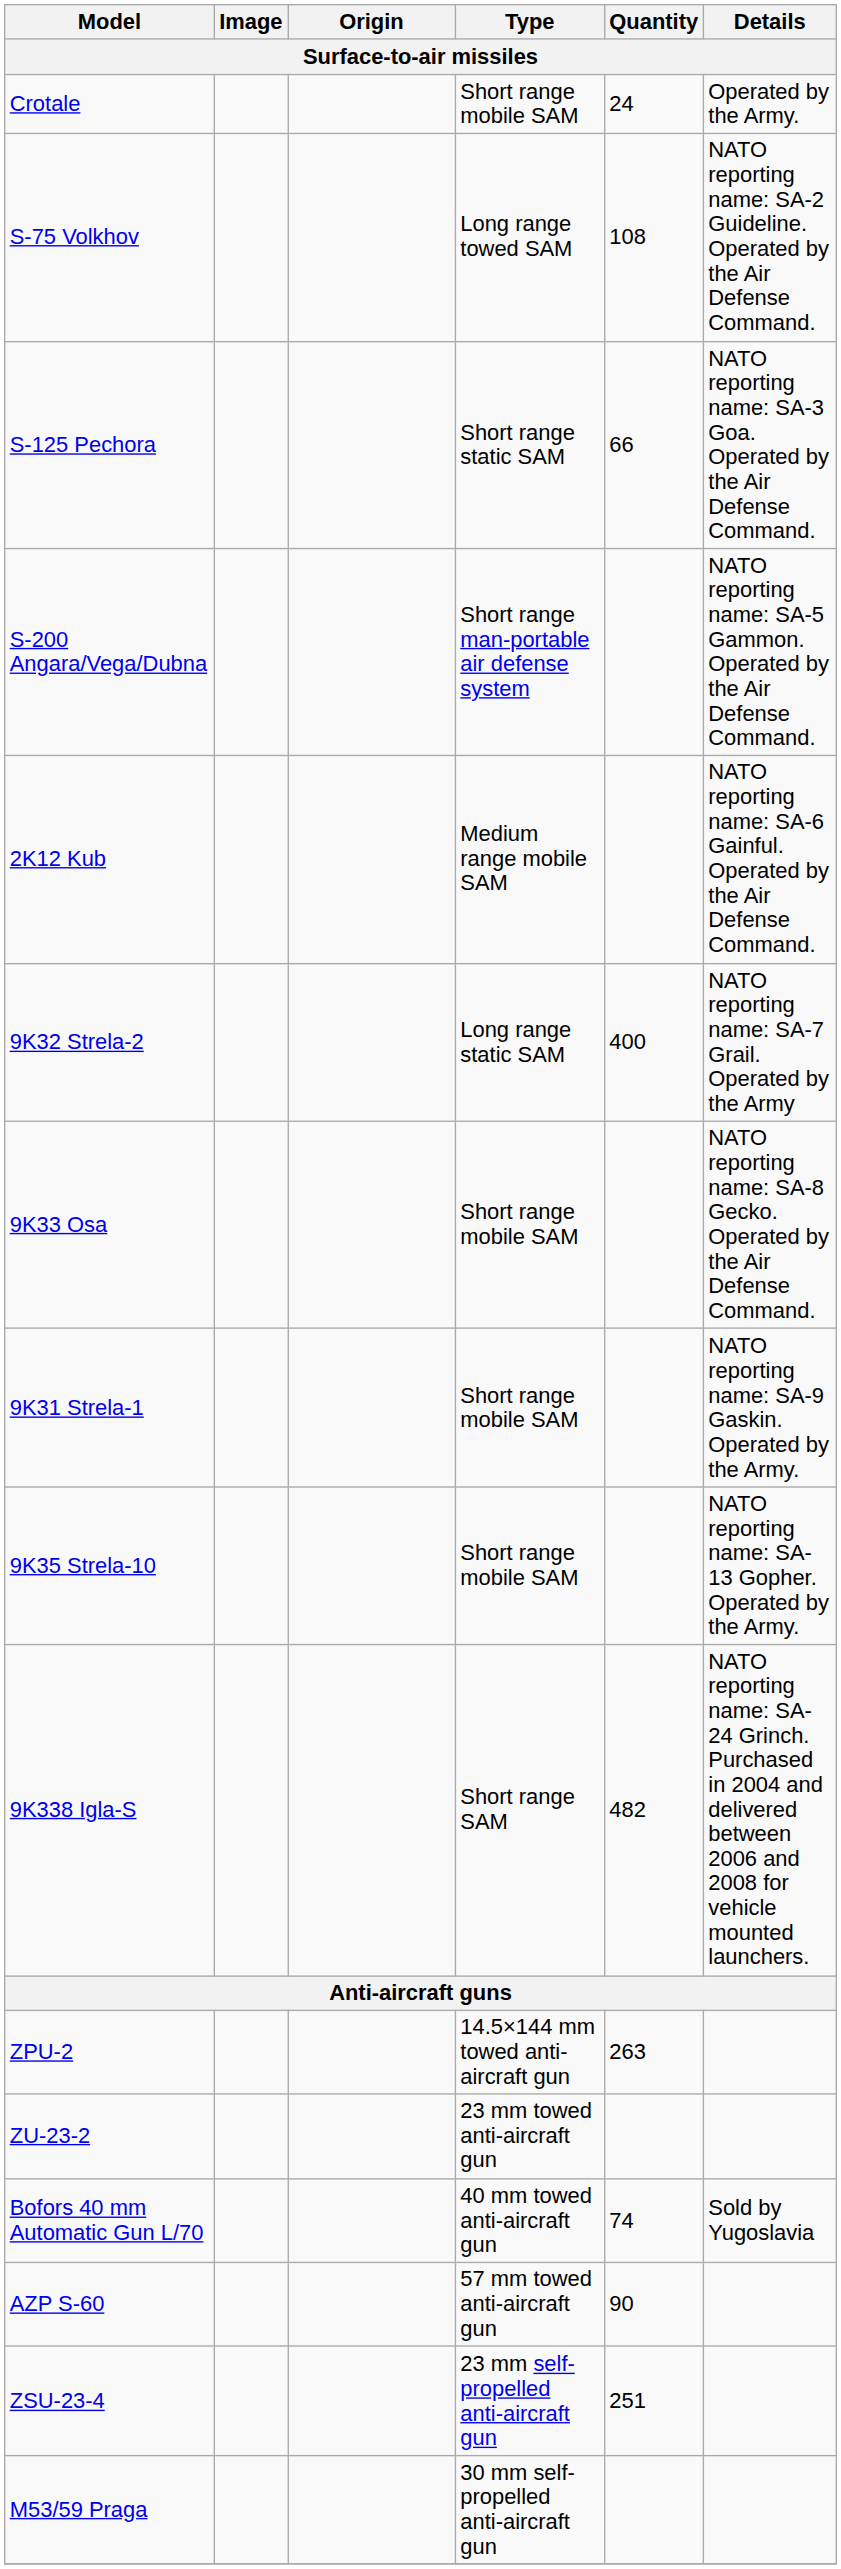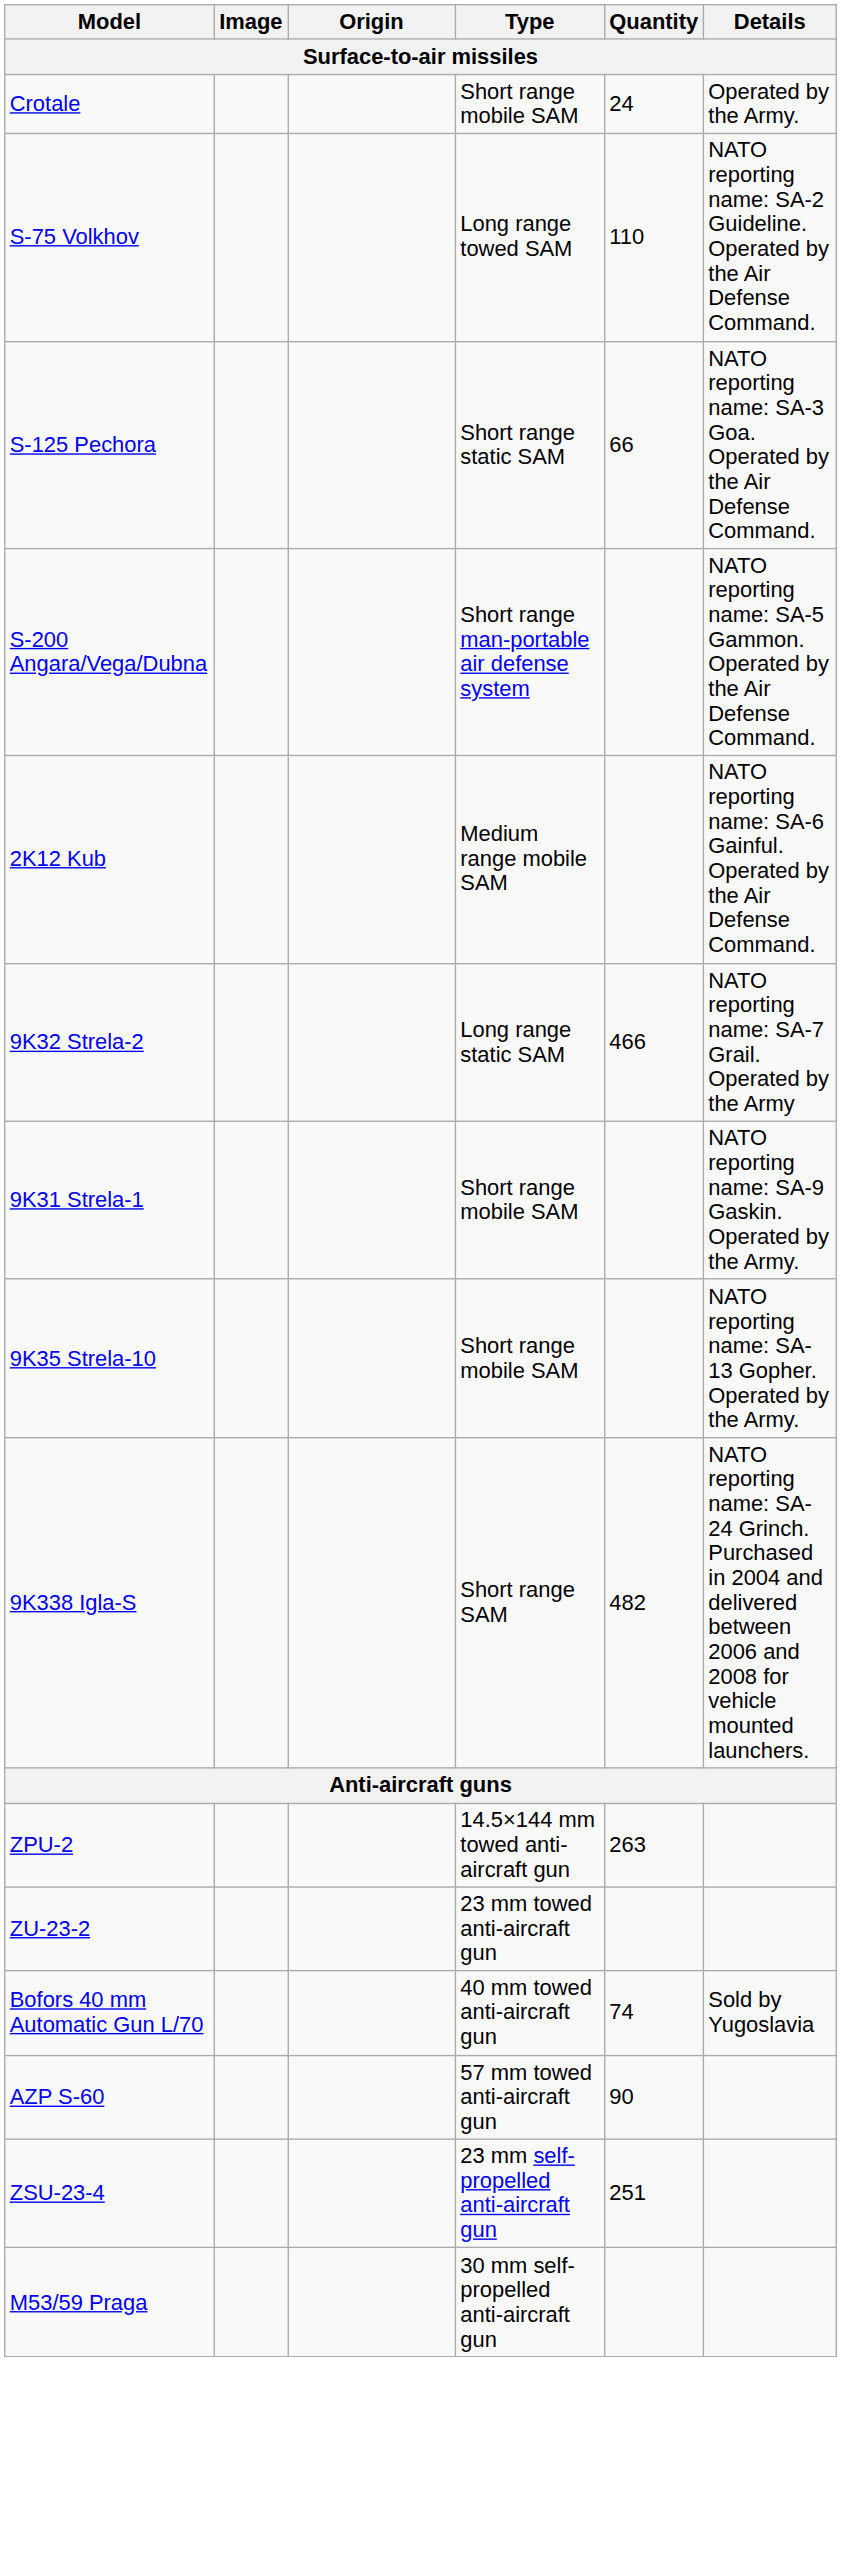(628, 237) 108 -> (627, 237) 110
(628, 1042) 400 -> (628, 1042) 466
- row: (58, 1224)
